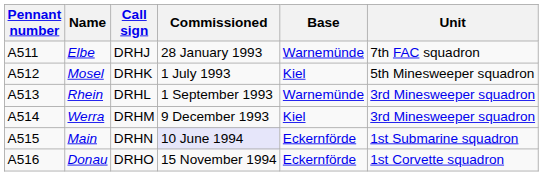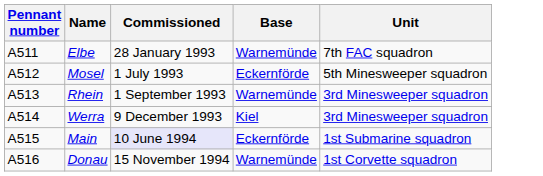- column: (134, 22)
(294, 73) Kiel -> (272, 73) Eckernförde
(320, 159) Eckernförde -> (276, 159) Warnemünde
